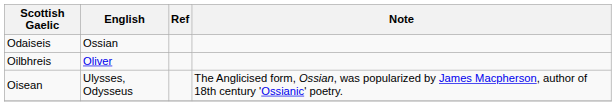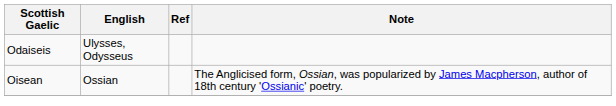(100, 43) Ossian -> (108, 50) Ulysses, Odysseus
- row: (29, 61)
(108, 85) Ulysses, Odysseus -> (100, 80) Ossian
